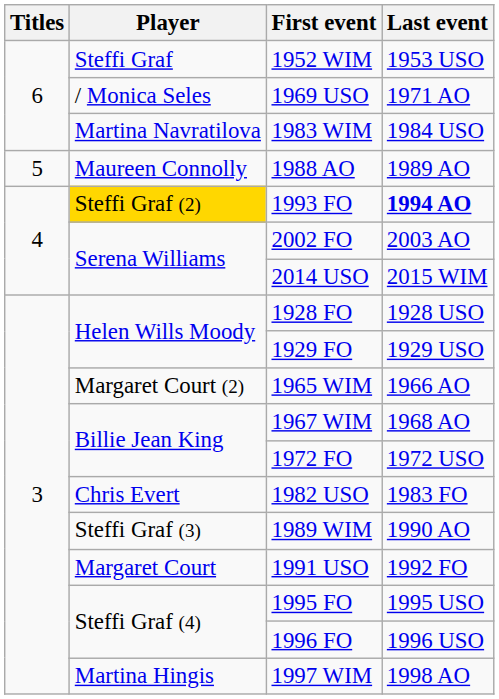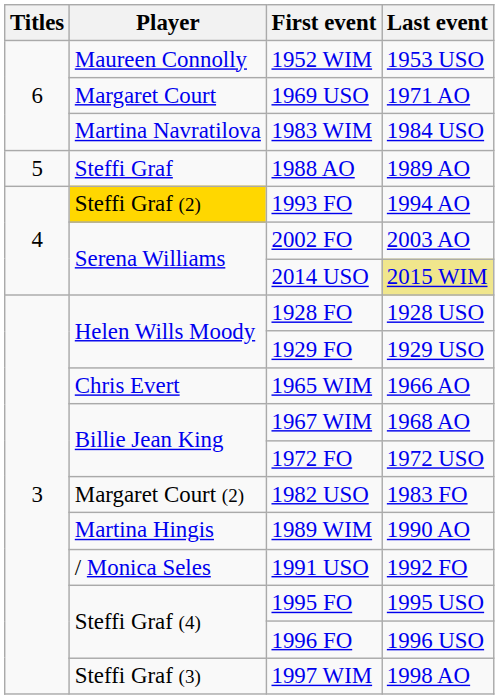(124, 58) Steffi Graf -> (161, 58) Maureen Connolly
(143, 95) / Monica Seles -> (145, 95) Margaret Court
(161, 167) Maureen Connolly -> (124, 167) Steffi Graf
(429, 204) bold -> (428, 204) normal
(437, 276) no background -> (437, 276) khaki background
(159, 385) Margaret Court (2) -> (127, 385) Chris Evert
(127, 494) Chris Evert -> (159, 494) Margaret Court (2)
(138, 530) Steffi Graf (3) -> (144, 530) Martina Hingis
(145, 566) Margaret Court -> (143, 566) / Monica Seles
(144, 675) Martina Hingis -> (138, 675) Steffi Graf (3)
